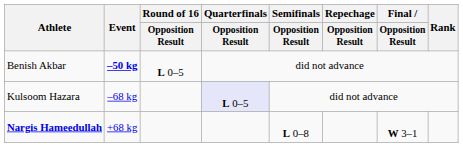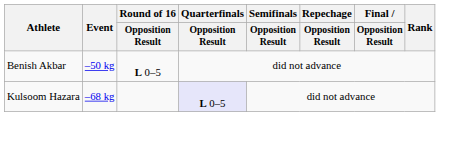(122, 66) bold -> (100, 66) normal
- row: (54, 127)
